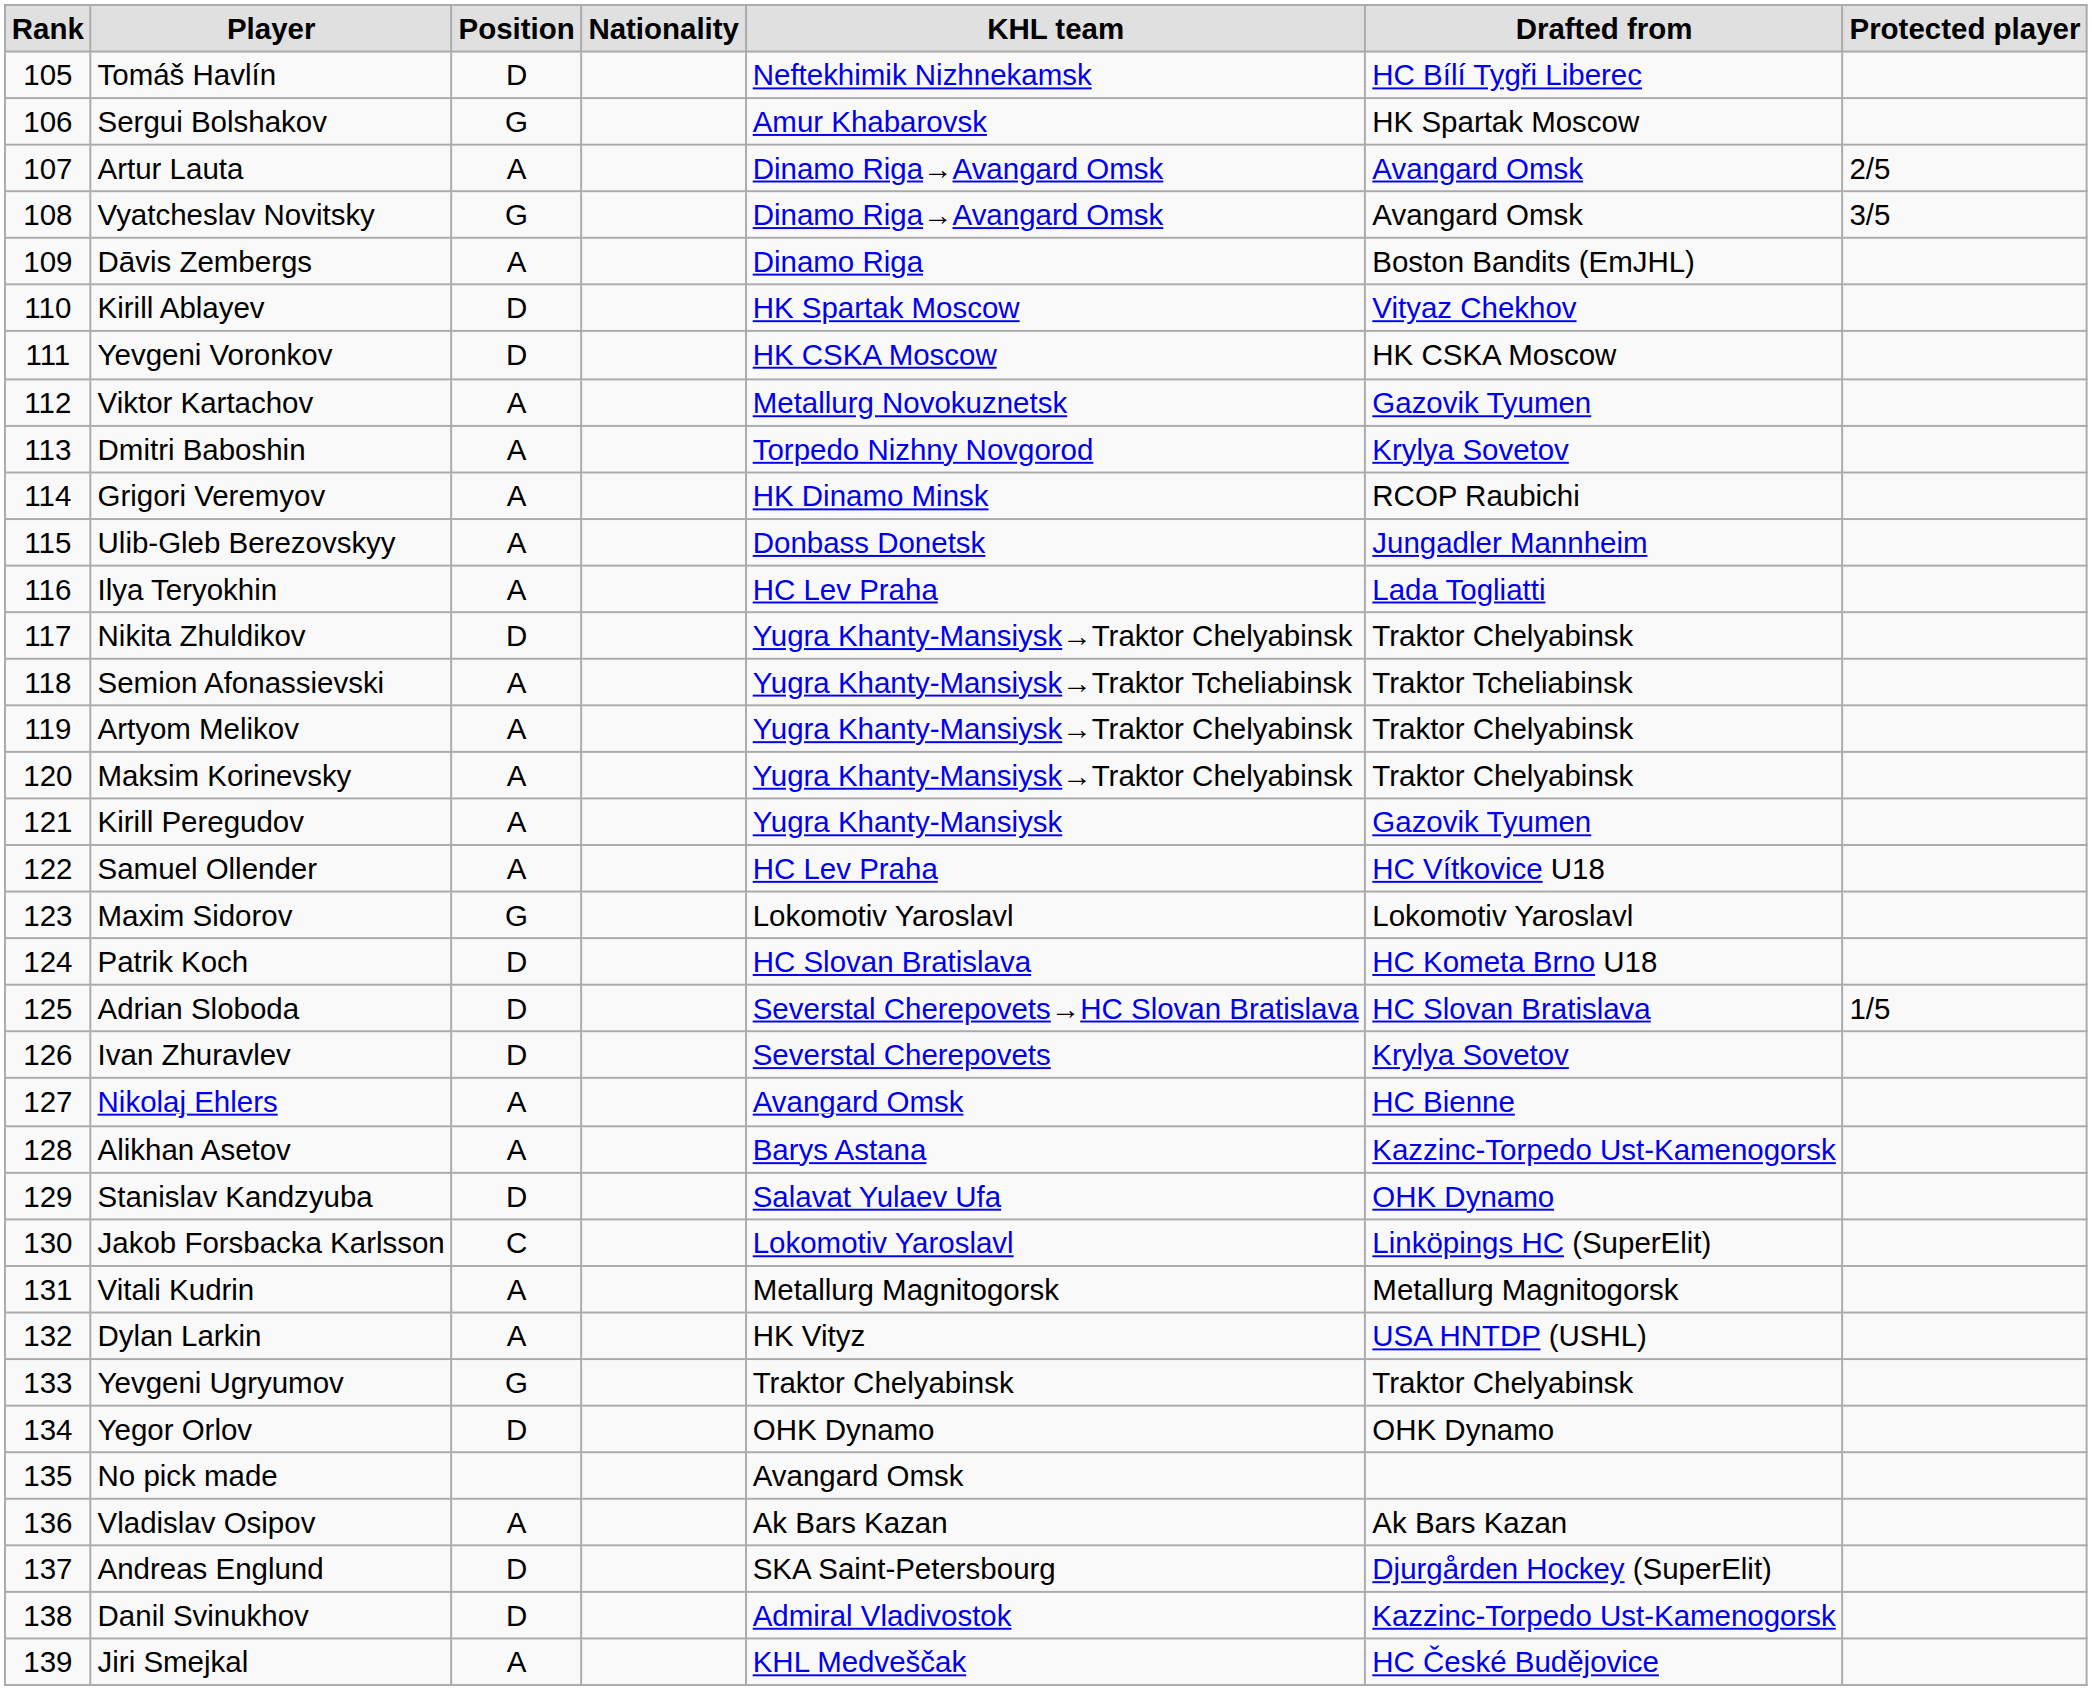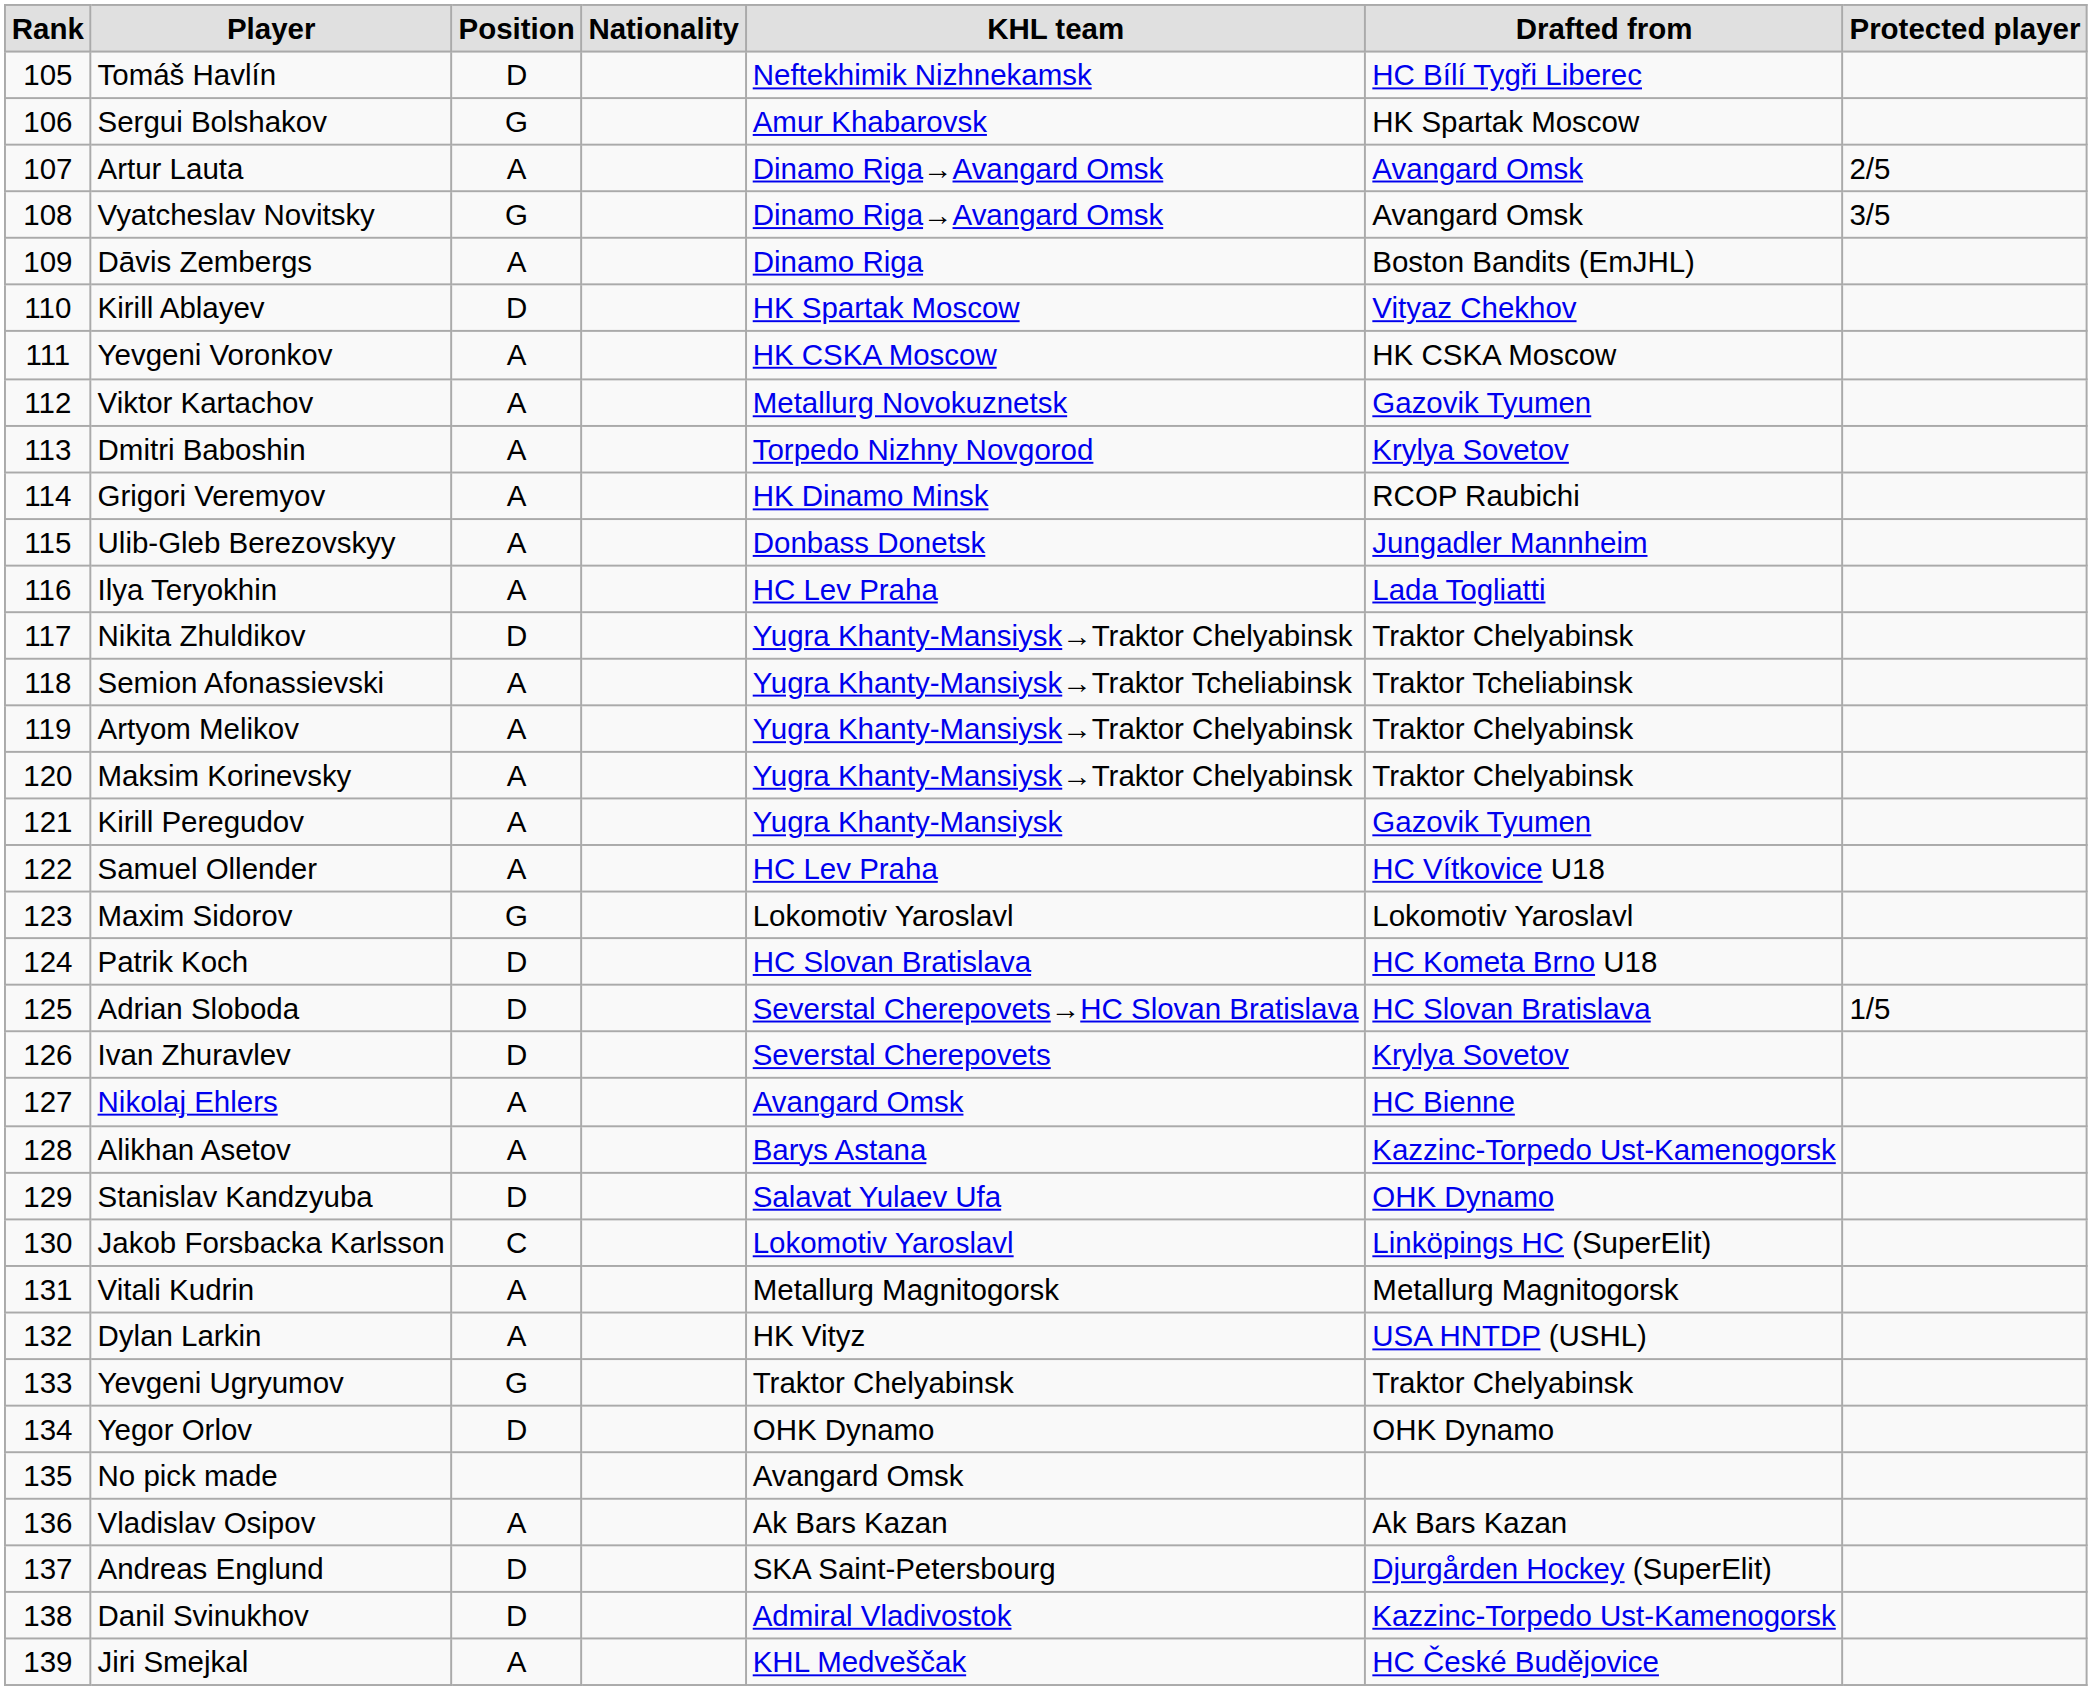(517, 355) D -> (517, 355) A
